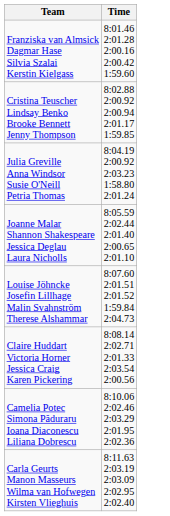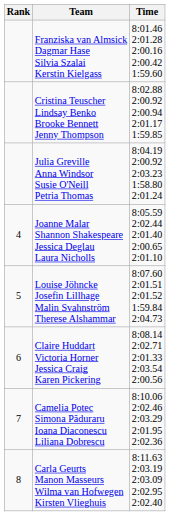+ column: (18, 12)
